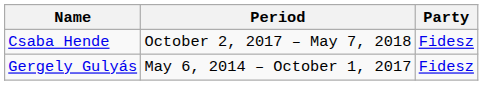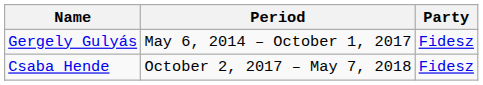rows swapped: (73, 67) <-> (59, 42)
